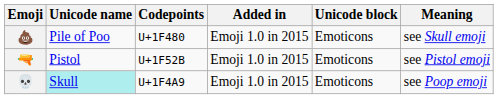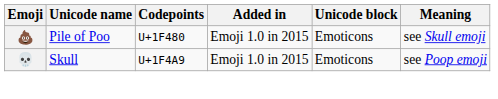- row: (25, 60)
(64, 82) paleturquoise background -> (64, 59) no background
